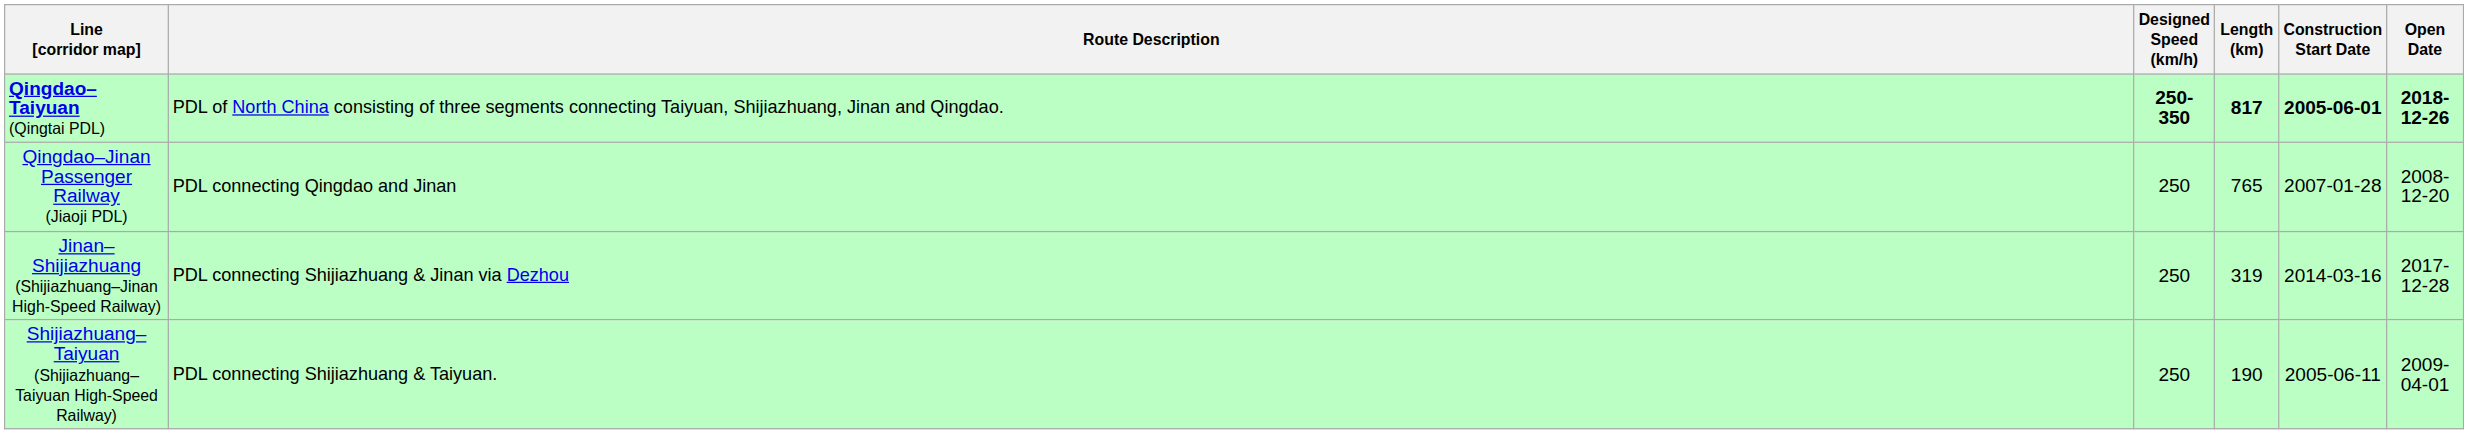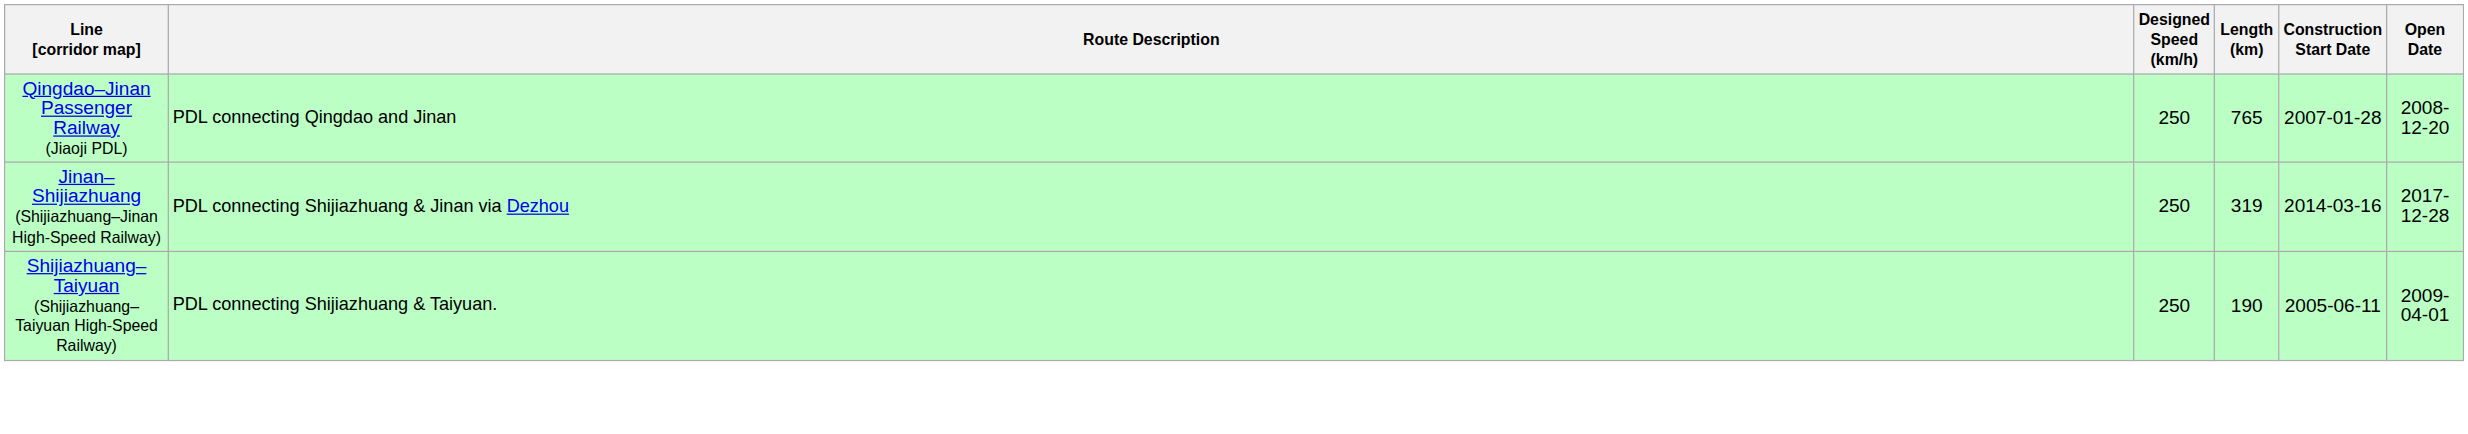- row: (57, 108)
